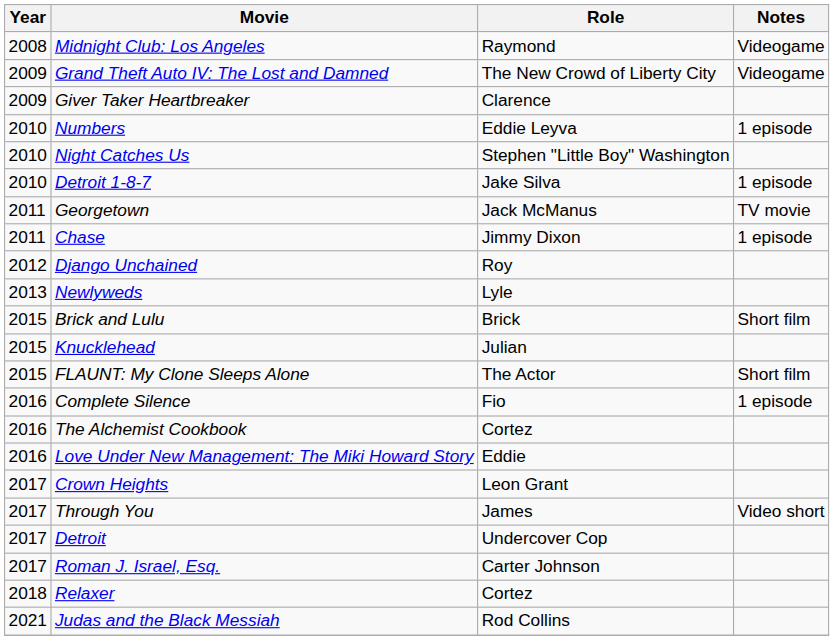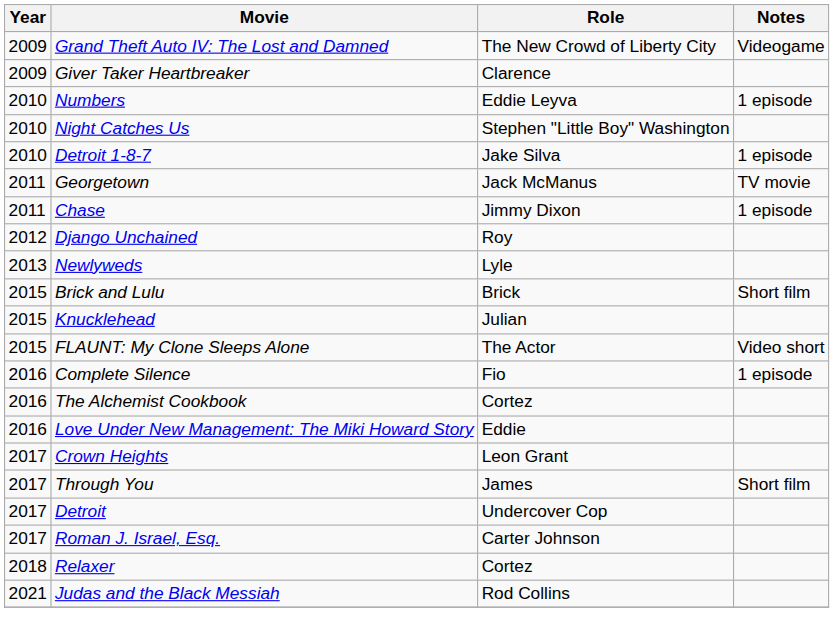- row: (160, 45)
(774, 374) Short film -> (781, 347) Video short
(781, 511) Video short -> (774, 484) Short film
